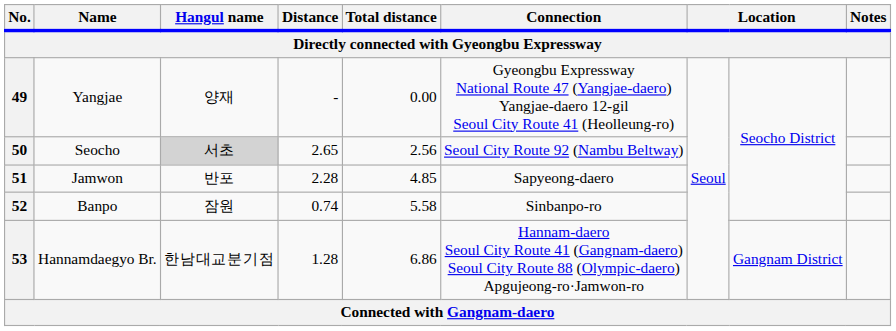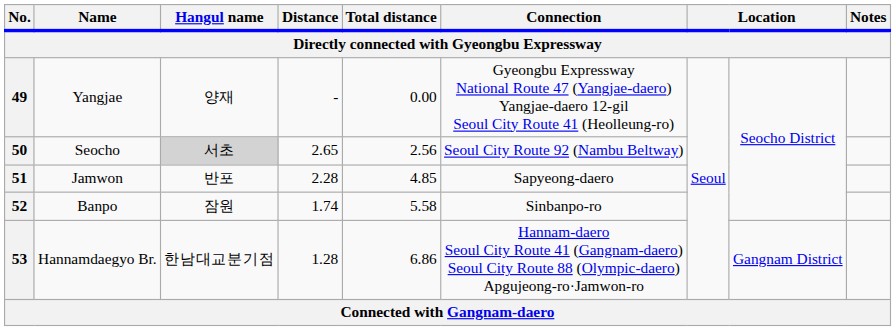(325, 205) 0.74 -> (325, 205) 1.74
